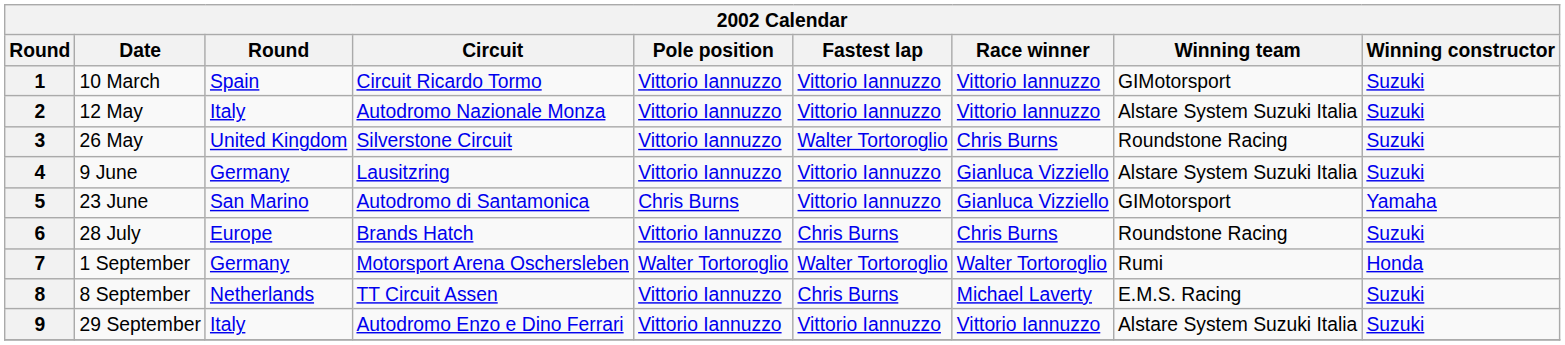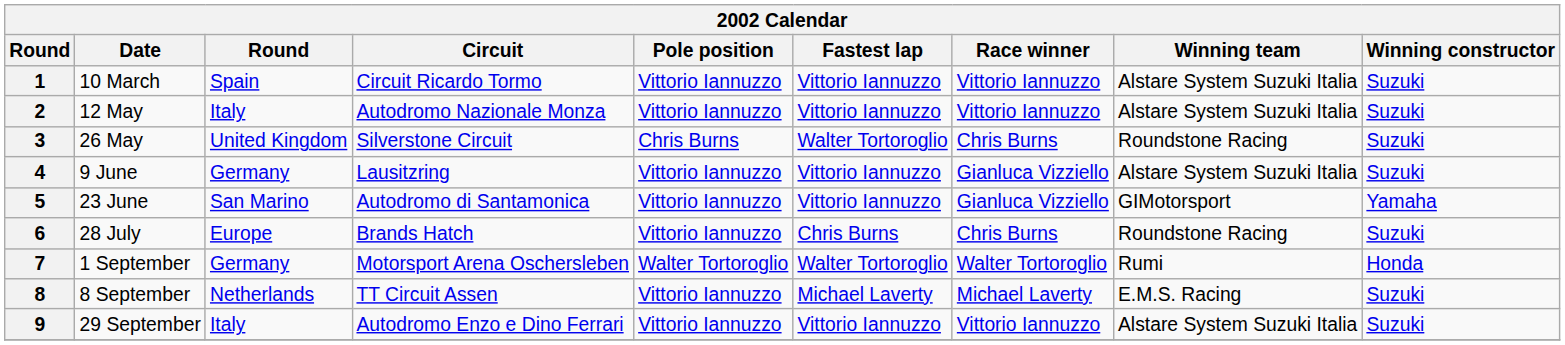(1174, 80) GIMotorsport -> (1238, 80) Alstare System Suzuki Italia
(710, 141) Vittorio Iannuzzo -> (689, 141) Chris Burns
(689, 202) Chris Burns -> (710, 202) Vittorio Iannuzzo
(848, 293) Chris Burns -> (865, 293) Michael Laverty
